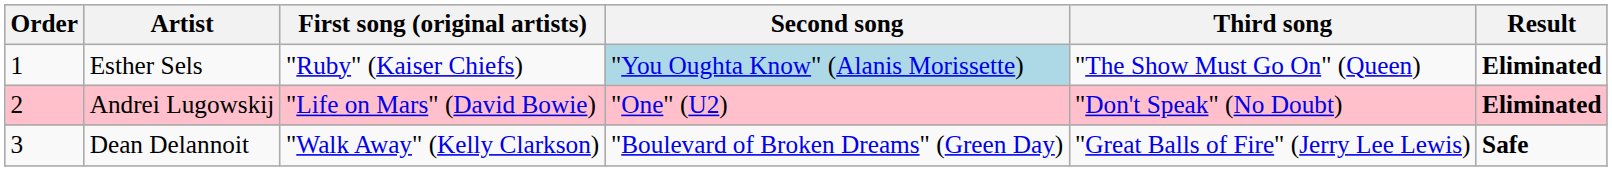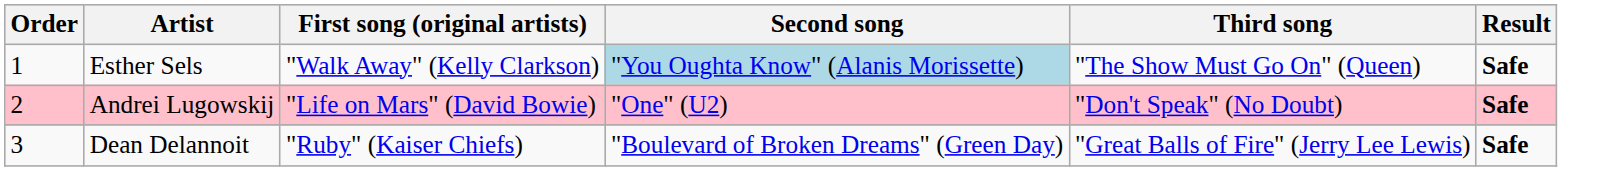(404, 64) "Ruby" (Kaiser Chiefs) -> (443, 64) "Walk Away" (Kelly Clarkson)
(1542, 64) Eliminated -> (1505, 64) Safe
(1542, 104) Eliminated -> (1505, 104) Safe
(443, 144) "Walk Away" (Kelly Clarkson) -> (404, 144) "Ruby" (Kaiser Chiefs)
